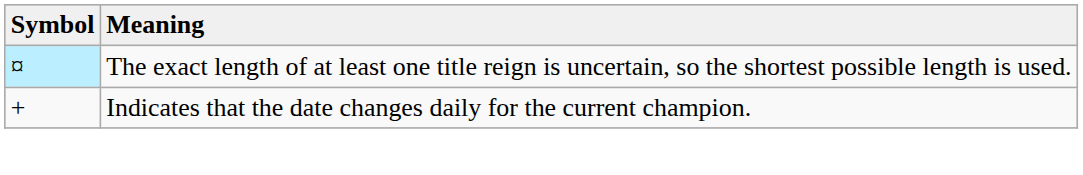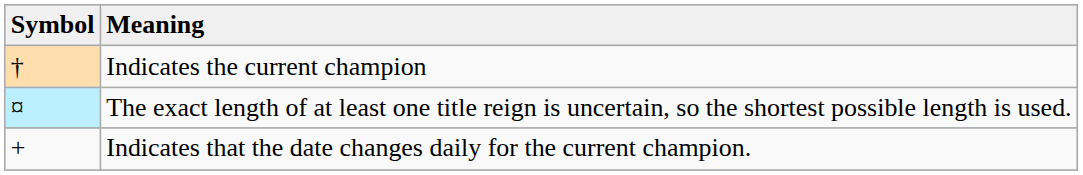+ row: (266, 66)
